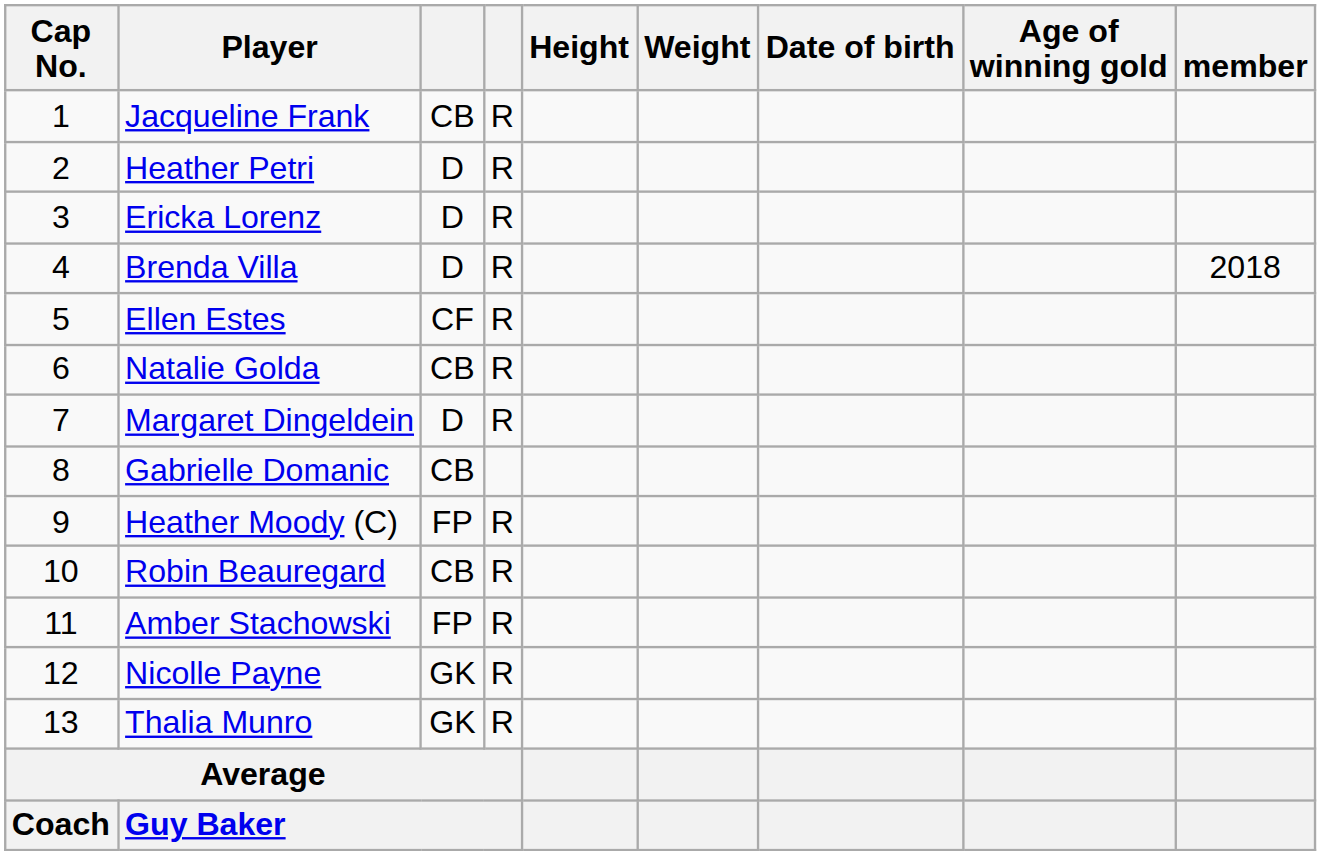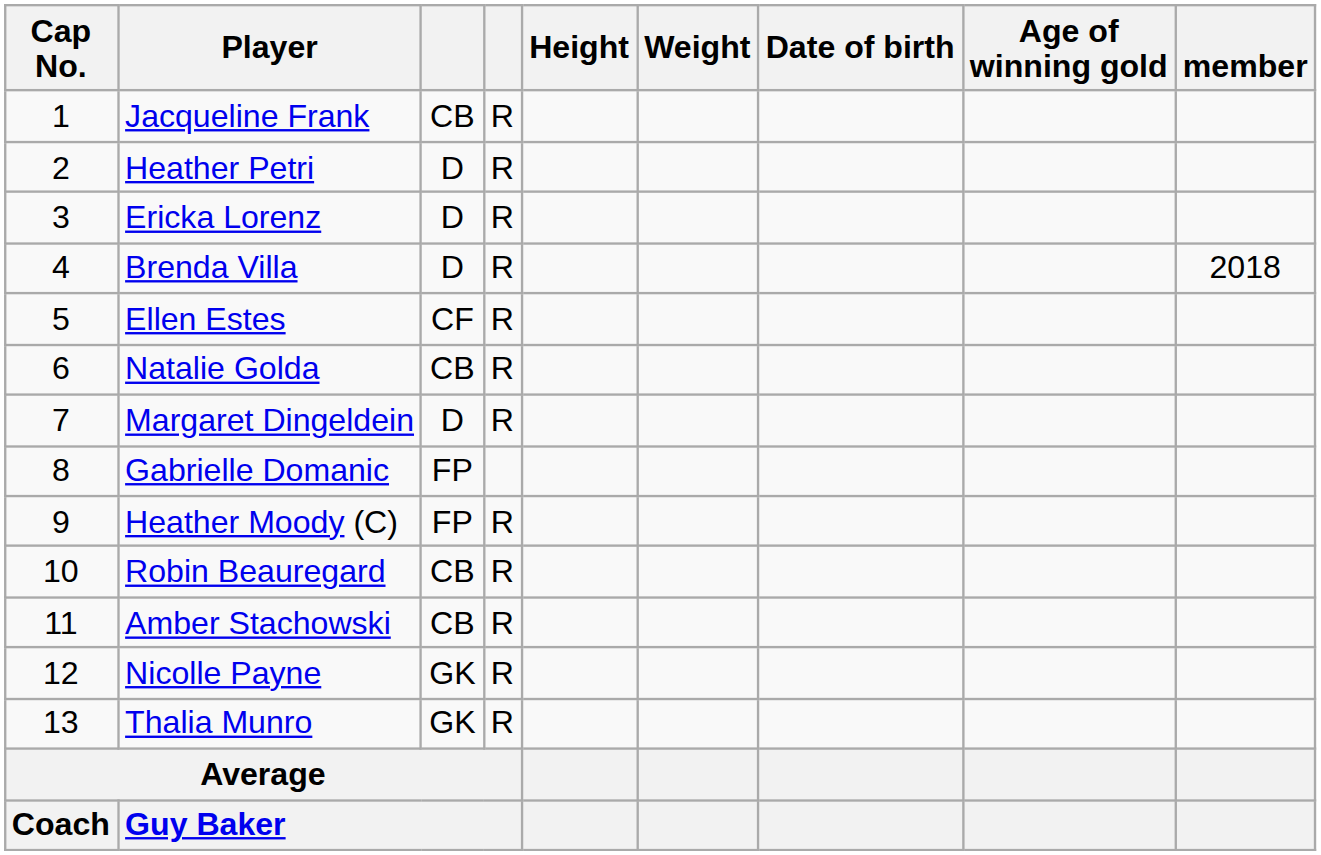(452, 470) CB -> (452, 470) FP
(452, 622) FP -> (452, 622) CB
